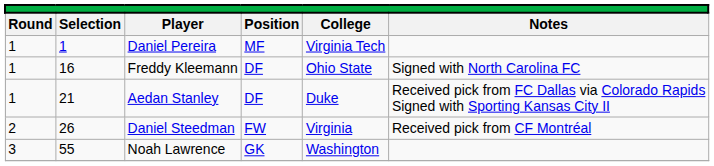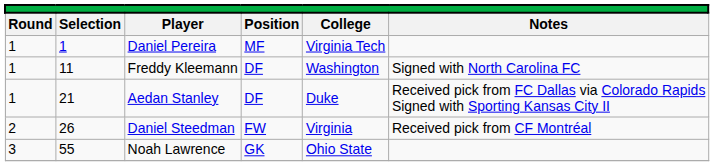(67, 69) 16 -> (66, 69) 11
(339, 69) Ohio State -> (343, 69) Washington
(343, 150) Washington -> (339, 150) Ohio State
